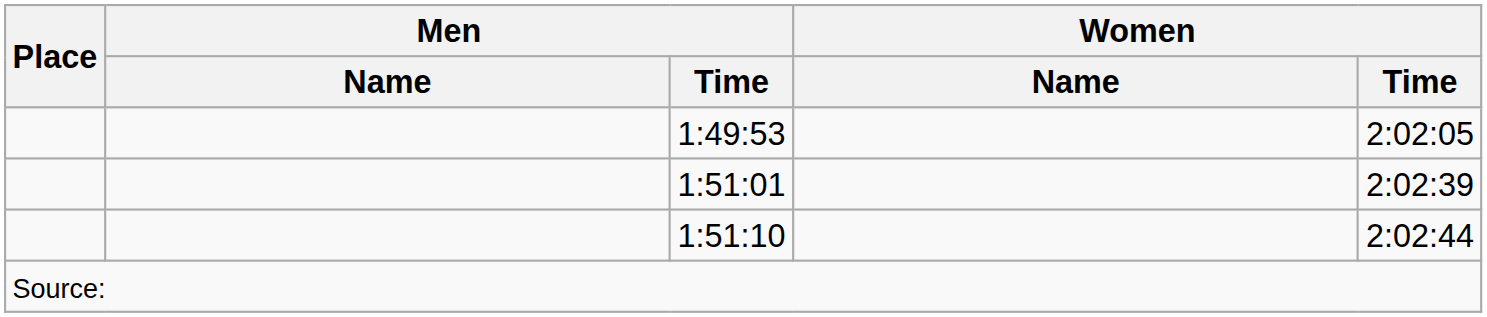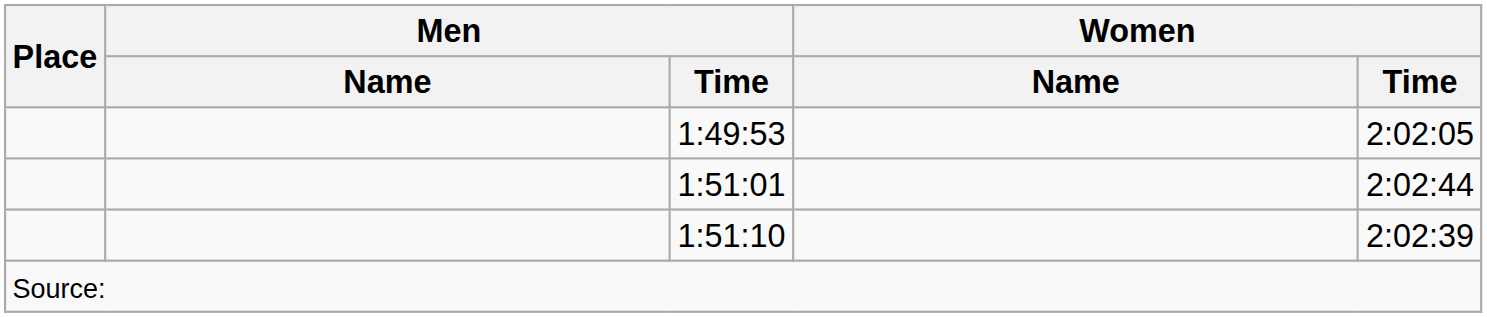(1420, 185) 2:02:39 -> (1420, 185) 2:02:44
(1420, 236) 2:02:44 -> (1420, 236) 2:02:39
